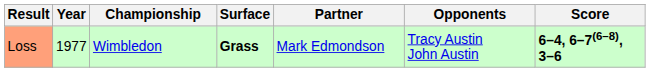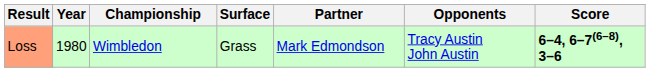(71, 46) 1977 -> (71, 46) 1980
(239, 46) bold -> (238, 46) normal
